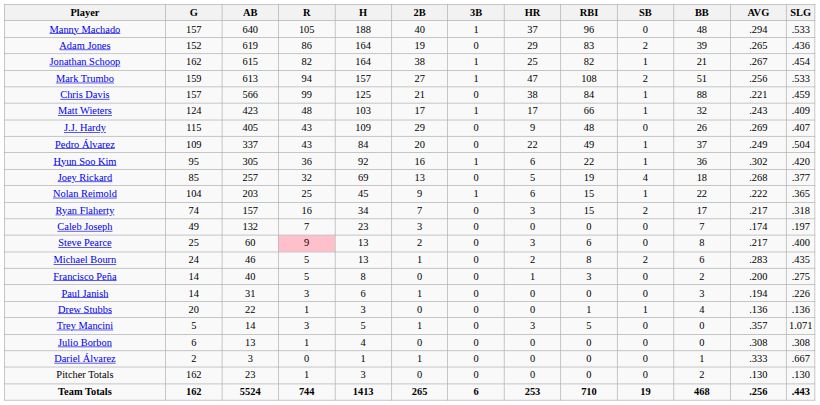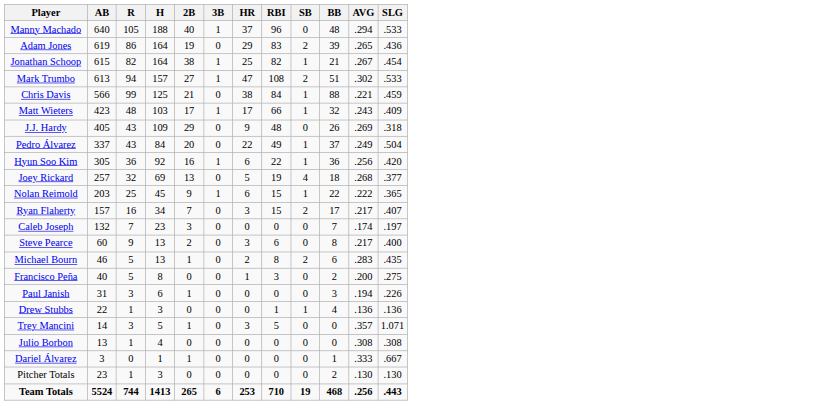- column: (194, 12)
(758, 78) .256 -> (363, 78) .302
(801, 128) .407 -> (393, 128) .318
(758, 161) .302 -> (363, 161) .256
(801, 210) .318 -> (393, 210) .407
(307, 243) pink background -> (131, 243) no background
